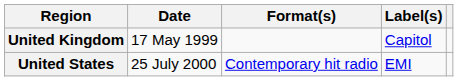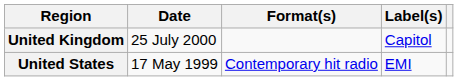(174, 40) 17 May 1999 -> (174, 40) 25 July 2000
(174, 64) 25 July 2000 -> (174, 64) 17 May 1999
